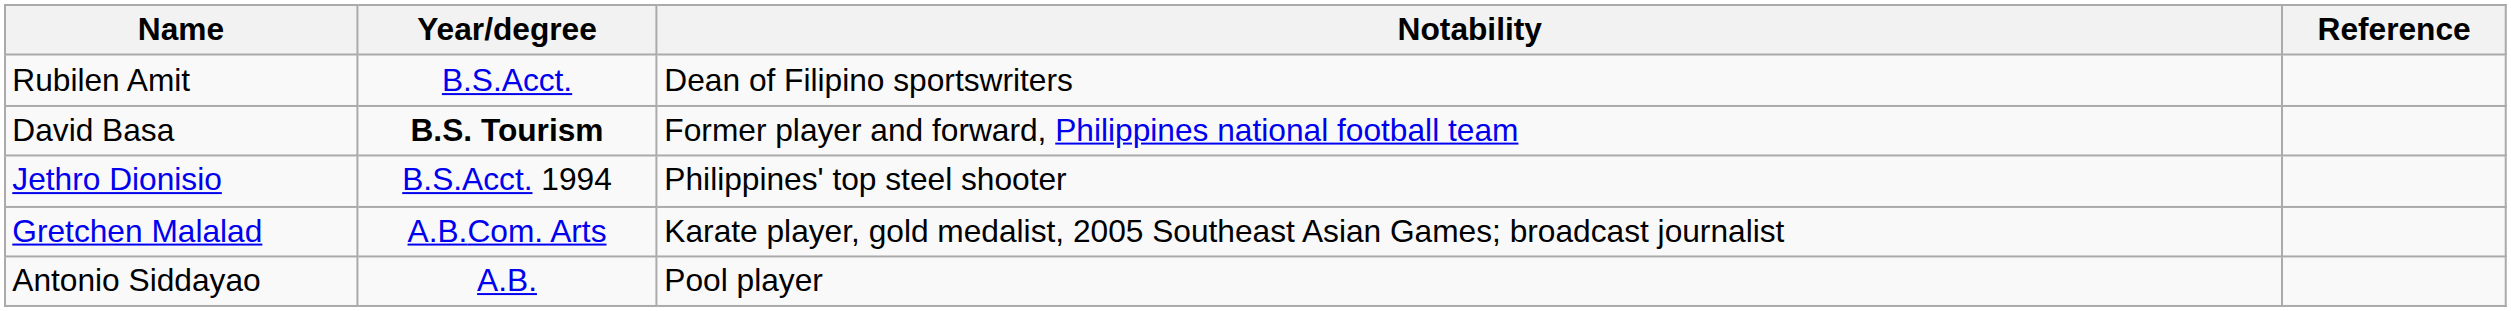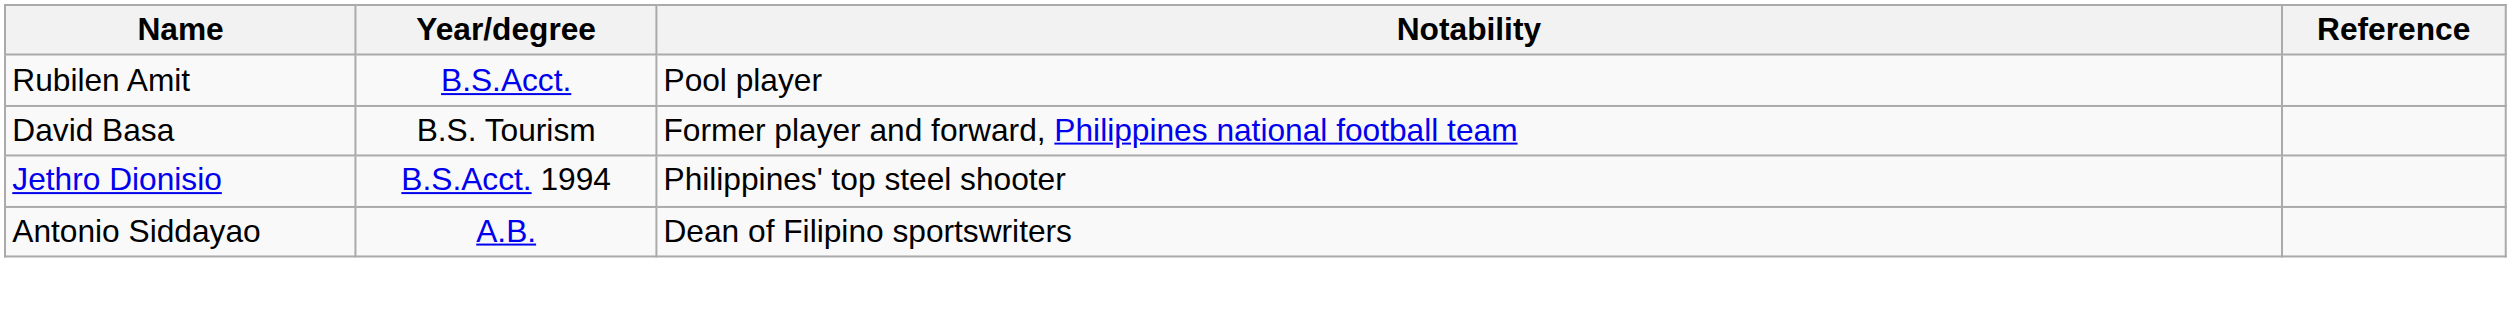(869, 79) Dean of Filipino sportswriters -> (743, 79) Pool player
(507, 130) bold -> (506, 130) normal
- row: (137, 230)
(744, 280) Pool player -> (868, 230) Dean of Filipino sportswriters
